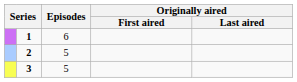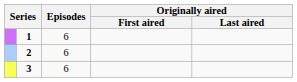(66, 53) 5 -> (66, 53) 6
(66, 69) 5 -> (66, 69) 6
